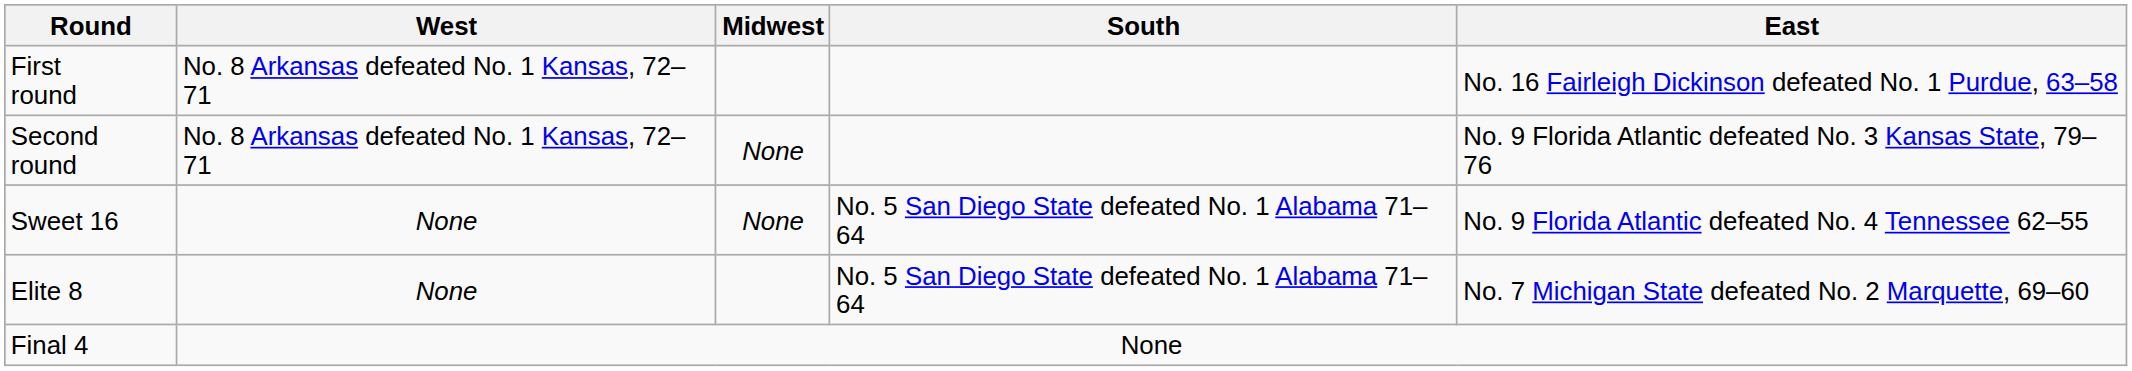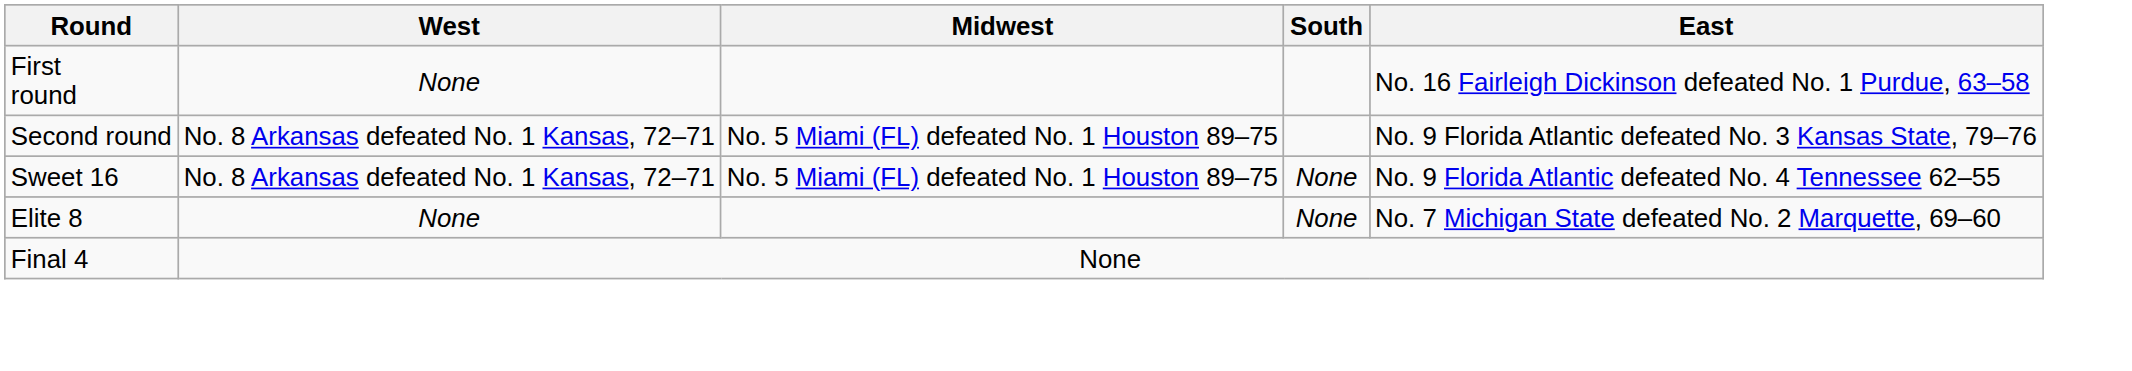(434, 81) No. 8 Arkansas defeated No. 1 Kansas, 72–71 -> (449, 81) None
(773, 151) None -> (1002, 136) No. 5 Miami (FL) defeated No. 1 Houston 89–75
(447, 220) None -> (449, 177) No. 8 Arkansas defeated No. 1 Kansas, 72–71
(773, 220) None -> (1002, 177) No. 5 Miami (FL) defeated No. 1 Houston 89–75
(1132, 220) No. 5 San Diego State defeated No. 1 Alabama 71–64 -> (1327, 177) None
(1132, 290) No. 5 San Diego State defeated No. 1 Alabama 71–64 -> (1327, 218) None
